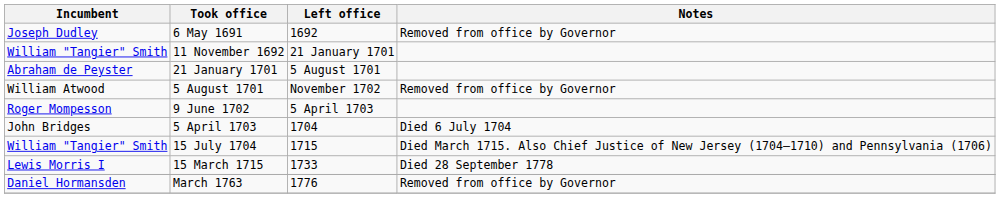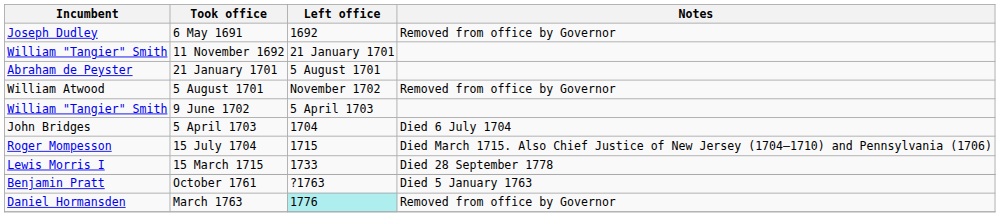(59, 108) Roger Mompesson -> (87, 108) William "Tangier" Smith
(87, 146) William "Tangier" Smith -> (59, 146) Roger Mompesson
+ row: (215, 184)
(304, 184) no background -> (304, 202) paleturquoise background
